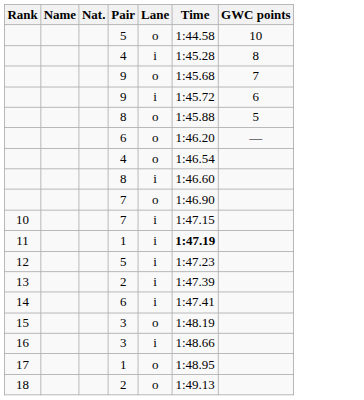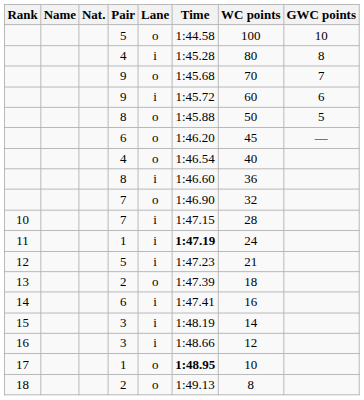+ column: (251, 14)
(155, 281) i -> (155, 281) o
(155, 323) o -> (155, 323) i
(195, 364) normal -> (195, 364) bold
